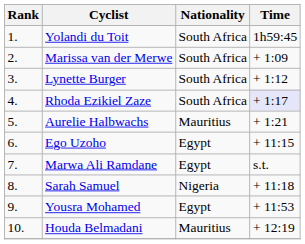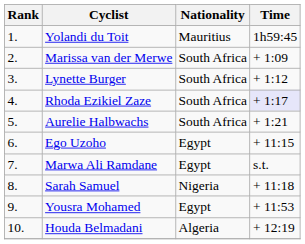(213, 36) South Africa -> (205, 36) Mauritius
(205, 121) Mauritius -> (213, 121) South Africa
(205, 228) Mauritius -> (199, 228) Algeria
